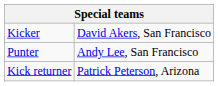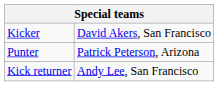(138, 52) Andy Lee, San Francisco -> (138, 52) Patrick Peterson, Arizona
(138, 71) Patrick Peterson, Arizona -> (138, 71) Andy Lee, San Francisco
